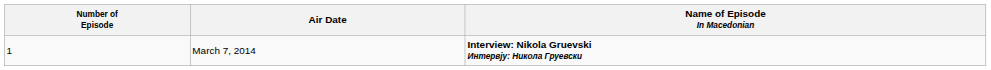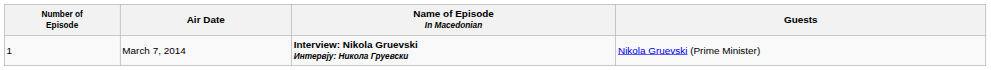+ column: (801, 19)
